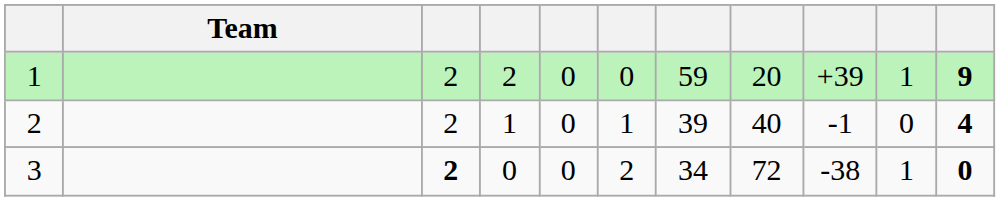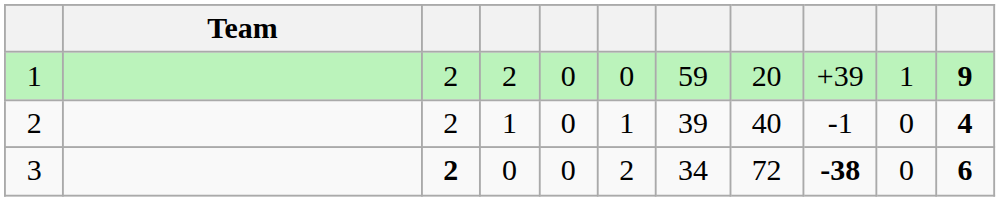(840, 170) normal -> (840, 170) bold
(906, 170) 1 -> (906, 170) 0
(965, 170) 0 -> (965, 170) 6
